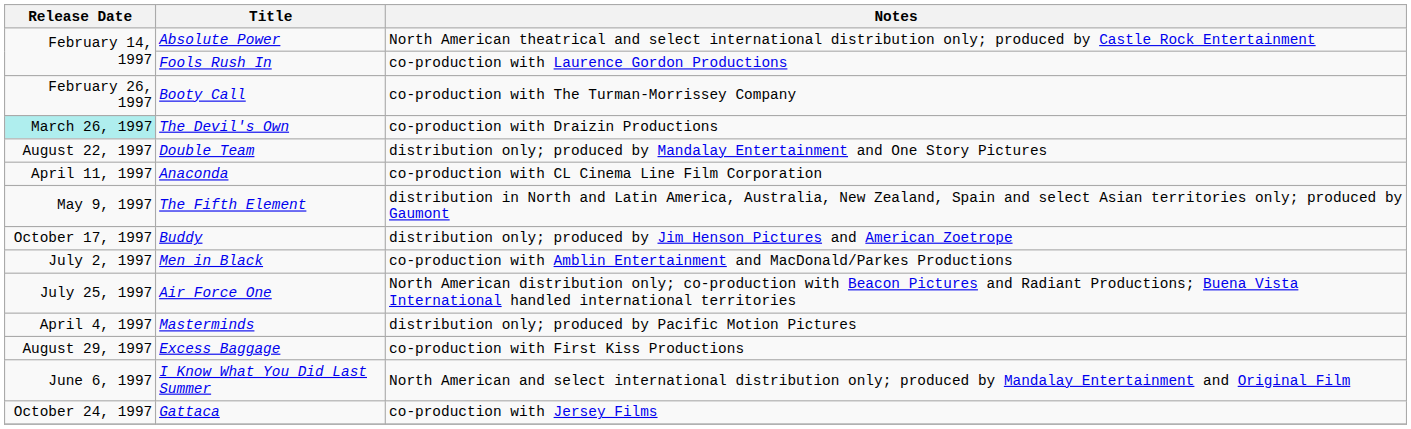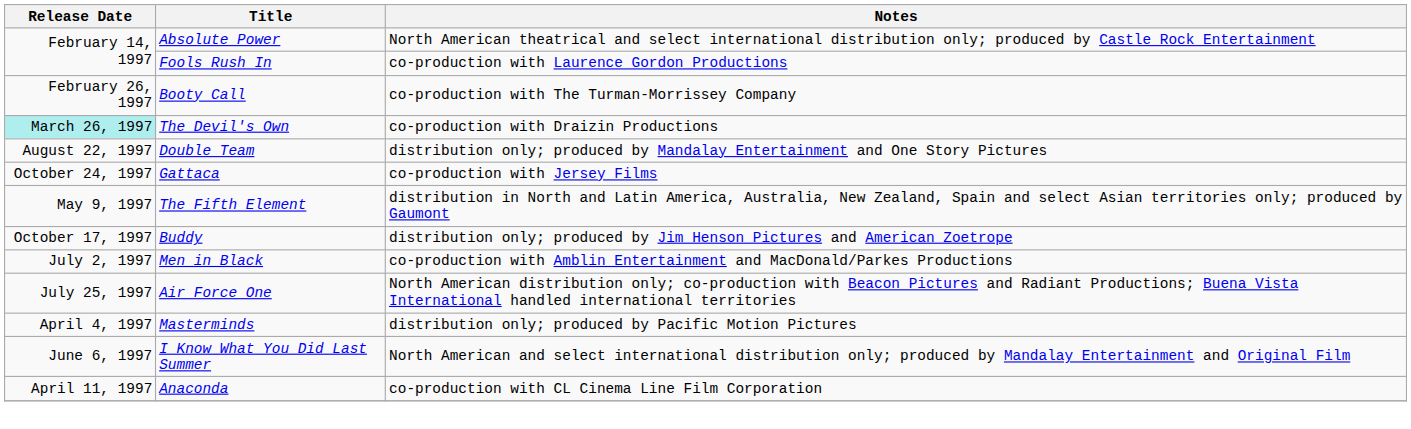rows swapped: (194, 174) <-> (189, 412)
- row: (220, 348)
